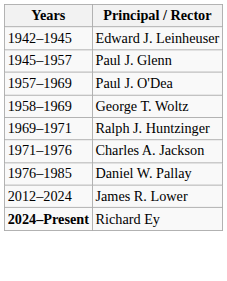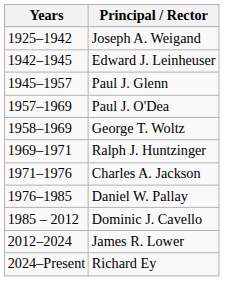+ row: (146, 38)
+ row: (147, 219)
(48, 219) bold -> (46, 264) normal
